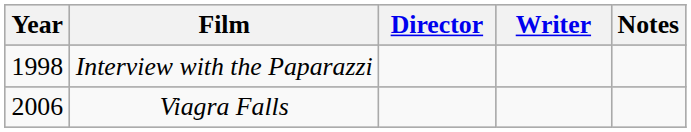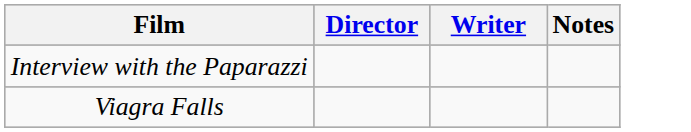- column: (37, 24)
